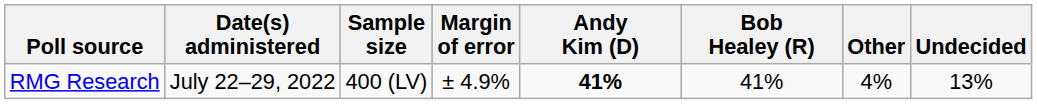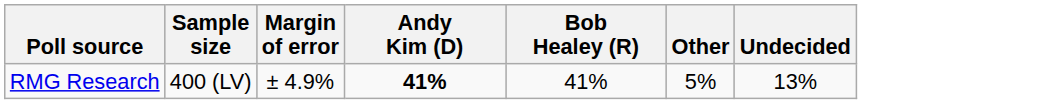- column: (253, 34)
(876, 81) 4% -> (701, 81) 5%
